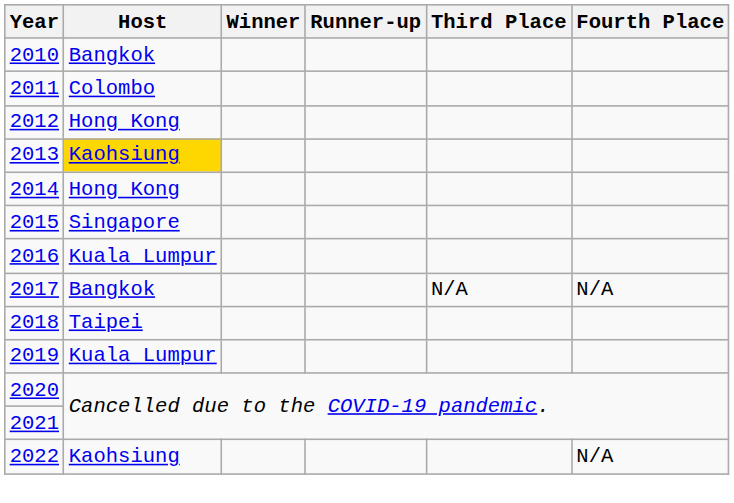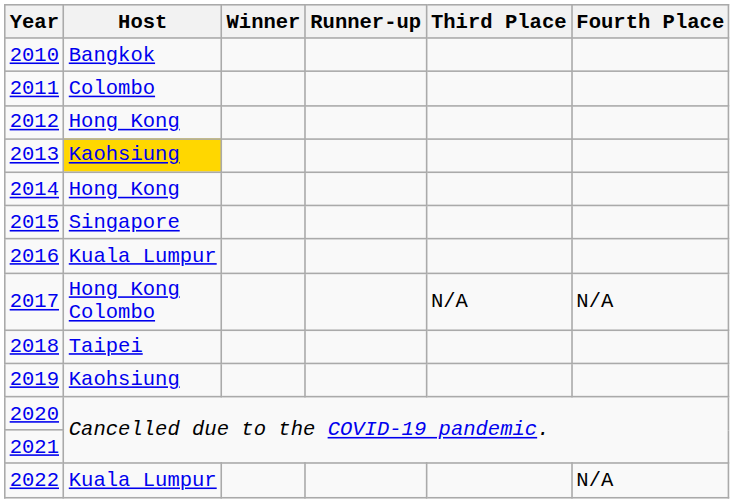(112, 289) Bangkok -> (124, 301) Hong Kong Colombo
(143, 356) Kuala Lumpur -> (124, 380) Kaohsiung
(124, 457) Kaohsiung -> (143, 480) Kuala Lumpur
